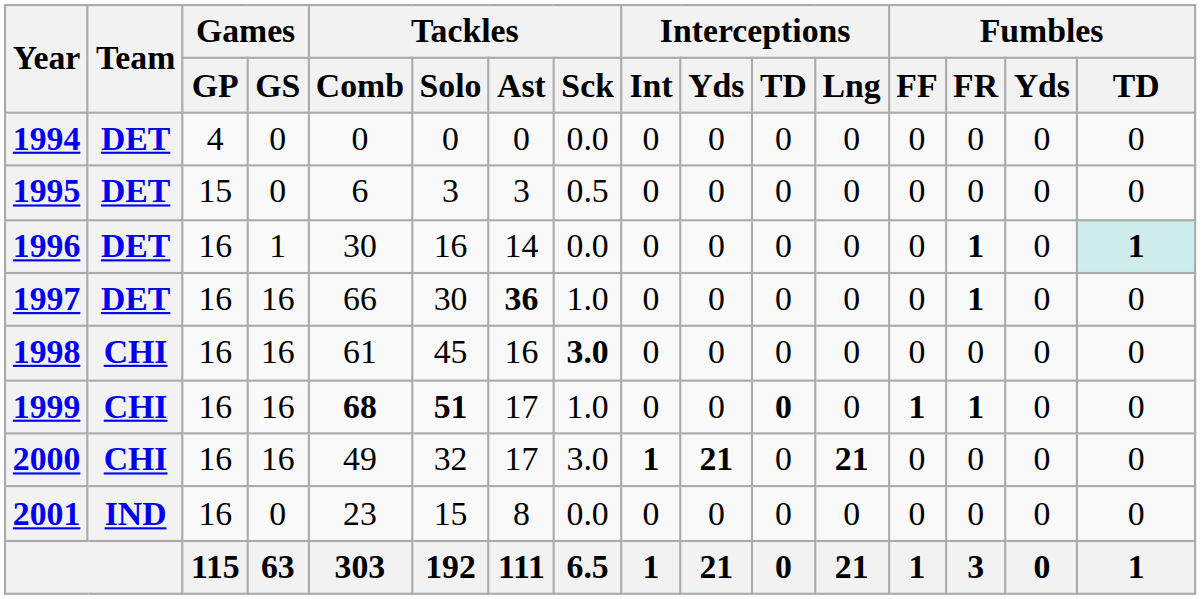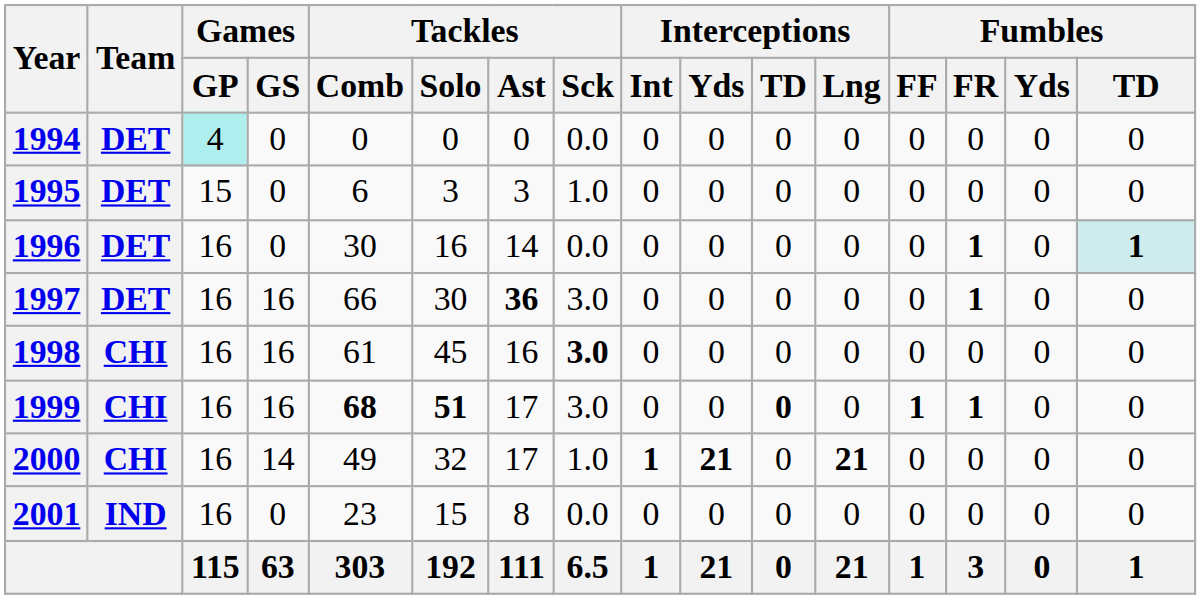(215, 138) no background -> (215, 138) paleturquoise background
(588, 191) 0.5 -> (588, 191) 1.0
(278, 245) 1 -> (278, 245) 0
(588, 298) 1.0 -> (588, 298) 3.0
(588, 406) 1.0 -> (588, 406) 3.0
(278, 459) 16 -> (278, 459) 14
(588, 459) 3.0 -> (588, 459) 1.0
